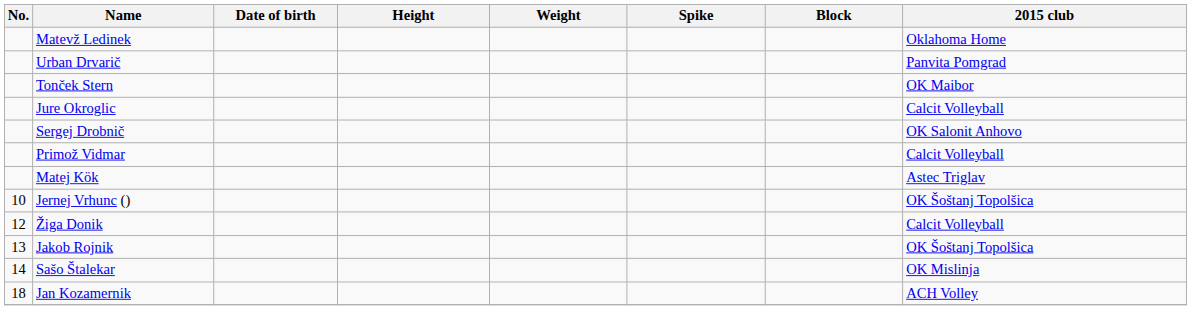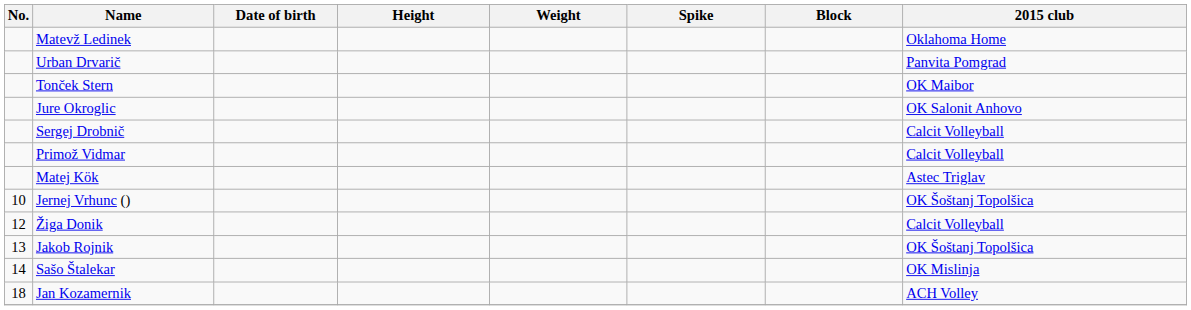(955, 108) Calcit Volleyball -> (964, 108) OK Salonit Anhovo
(964, 131) OK Salonit Anhovo -> (955, 131) Calcit Volleyball
